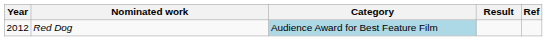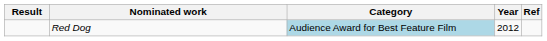columns swapped: (18, 12) <-> (499, 12)
